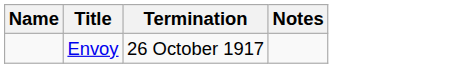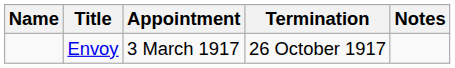+ column: (184, 19)
